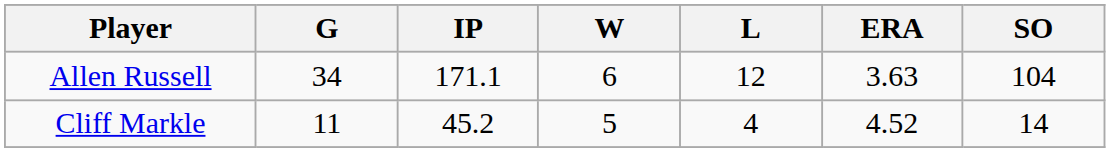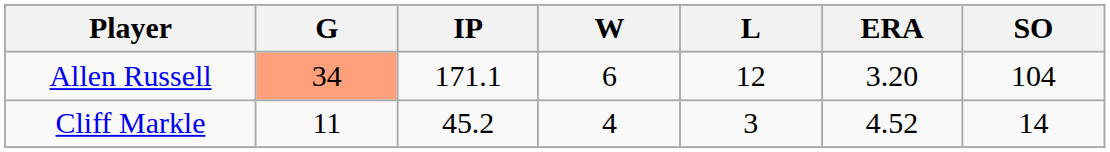(327, 75) no background -> (327, 75) lightsalmon background
(892, 75) 3.63 -> (892, 75) 3.20
(609, 123) 5 -> (609, 123) 4
(751, 123) 4 -> (751, 123) 3
